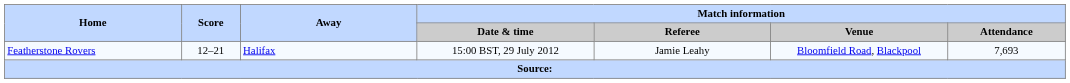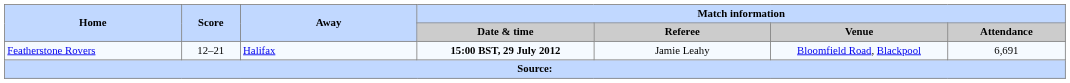(505, 50) normal -> (505, 50) bold
(1006, 50) 7,693 -> (1006, 50) 6,691
